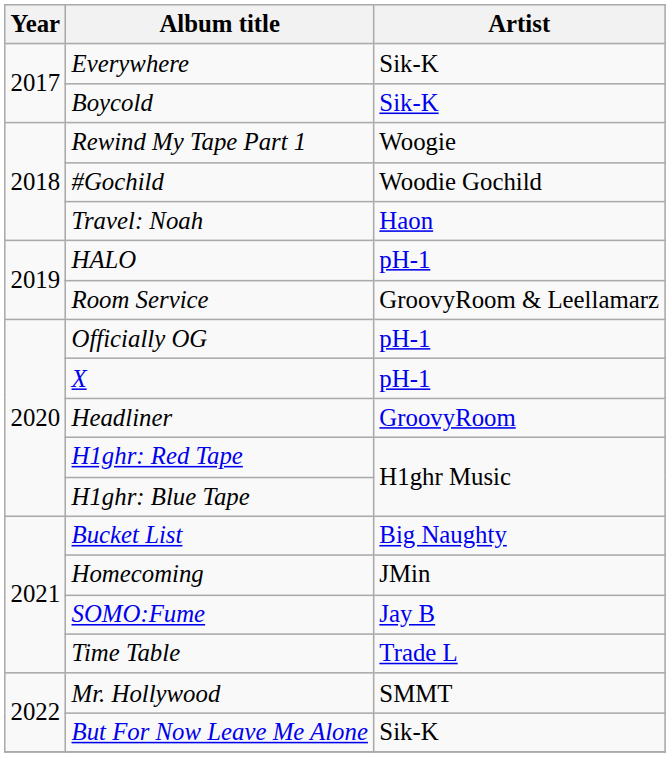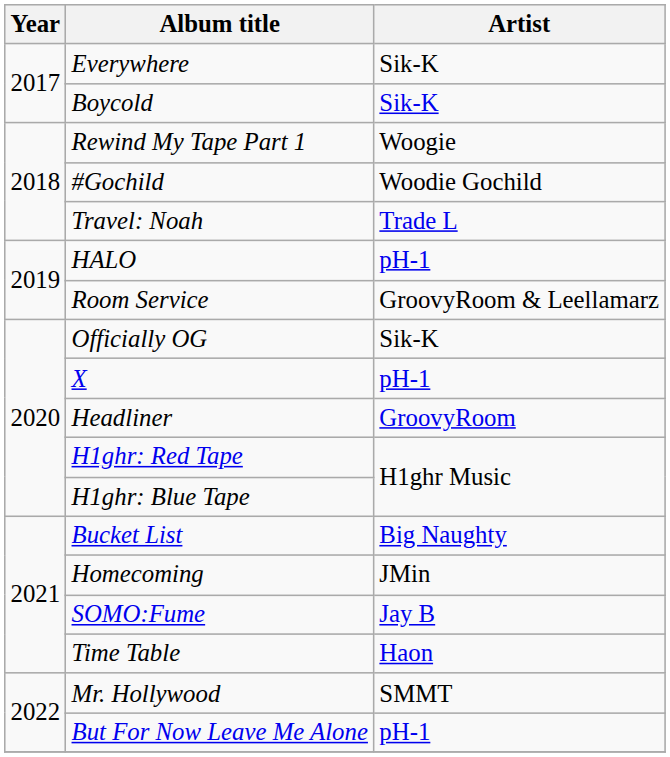(406, 220) Haon -> (419, 220) Trade L
(405, 338) pH-1 -> (409, 338) Sik-K
(419, 653) Trade L -> (406, 653) Haon
(409, 732) Sik-K -> (405, 732) pH-1
